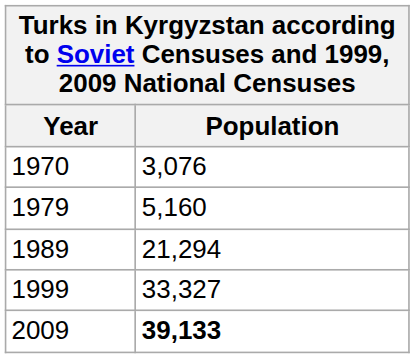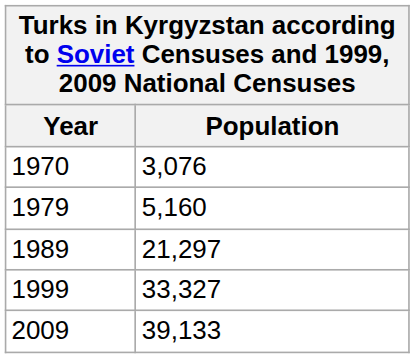(181, 248) 21,294 -> (181, 248) 21,297
(181, 330) bold -> (181, 330) normal
